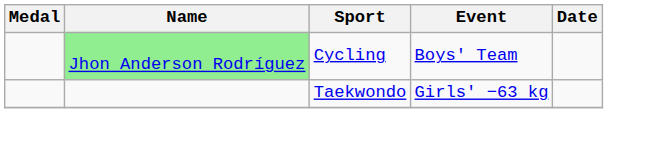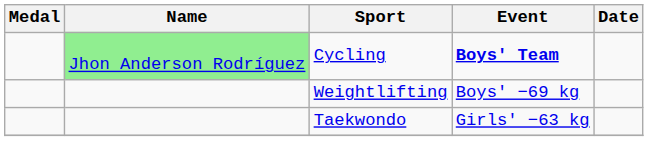(466, 56) normal -> (507, 56) bold
+ row: (381, 94)
